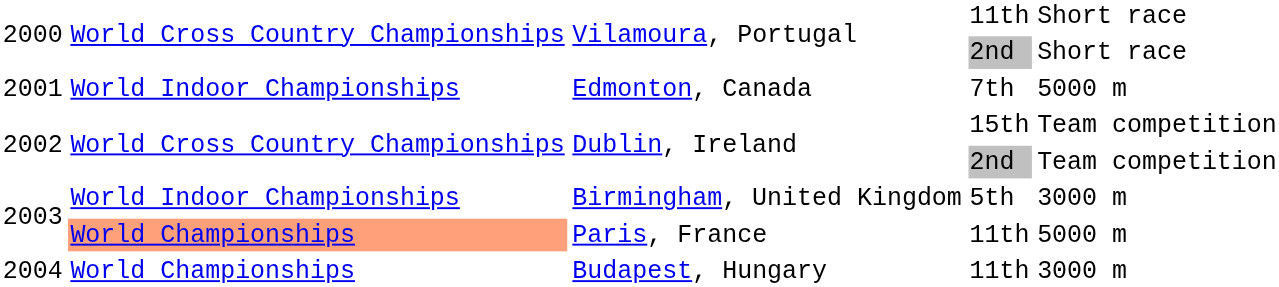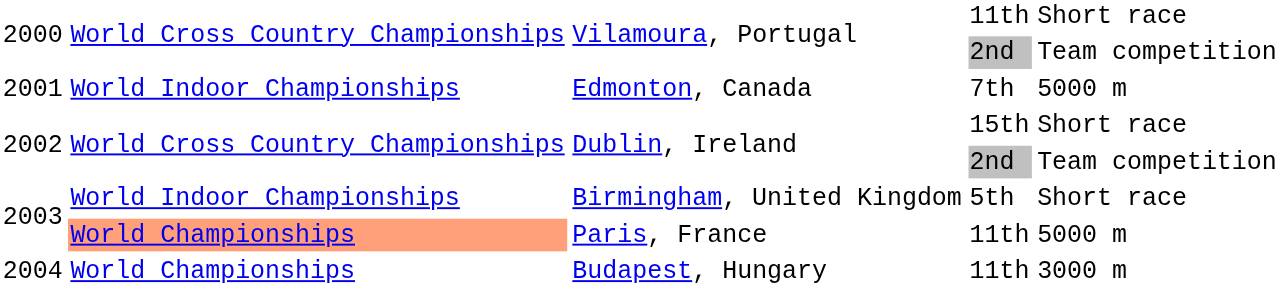(1112, 53) Short race -> (1157, 53) Team competition
(1157, 126) Team competition -> (1112, 126) Short race
(1082, 199) 3000 m -> (1112, 199) Short race
